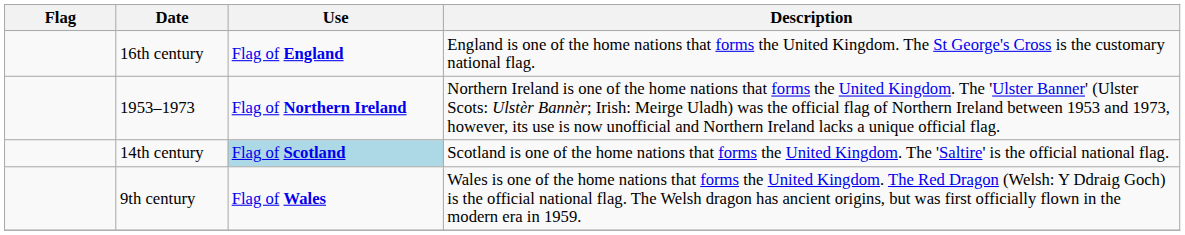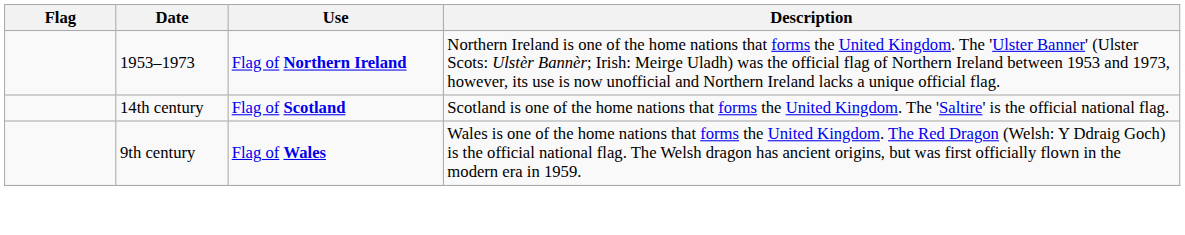- row: (162, 53)
(289, 153) lightblue background -> (289, 107) no background
